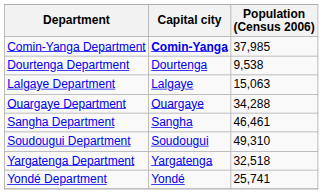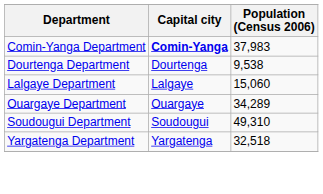(252, 46) 37,985 -> (252, 46) 37,983
(252, 84) 15,063 -> (252, 84) 15,060
(252, 103) 34,288 -> (252, 103) 34,289
- row: (61, 122)
- row: (57, 179)
